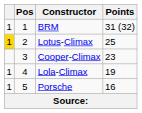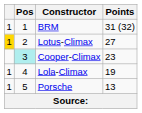(110, 42) 25 -> (110, 42) 27
(25, 57) no background -> (25, 57) paleturquoise background
(110, 87) 16 -> (110, 87) 13
